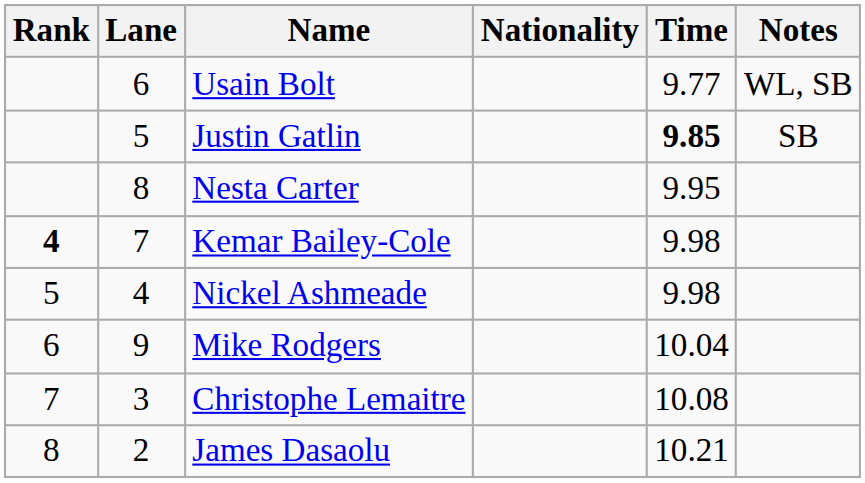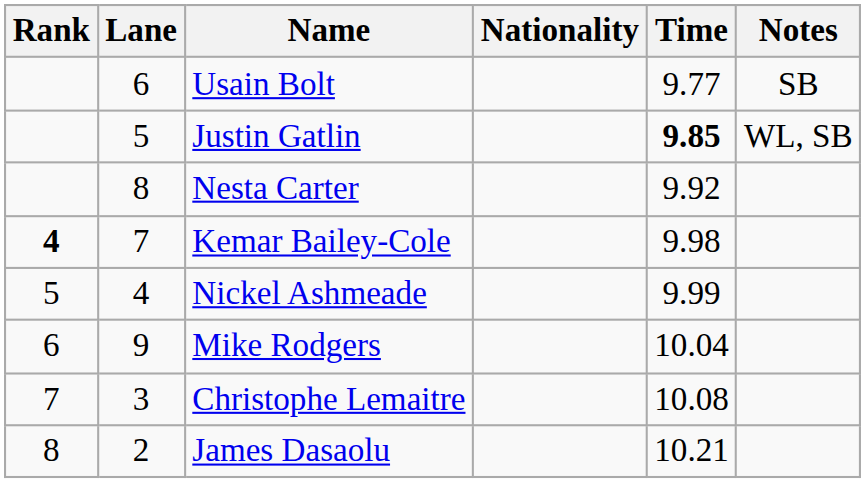(798, 83) WL, SB -> (798, 83) SB
(798, 135) SB -> (798, 135) WL, SB
(692, 188) 9.95 -> (692, 188) 9.92
(692, 293) 9.98 -> (692, 293) 9.99
